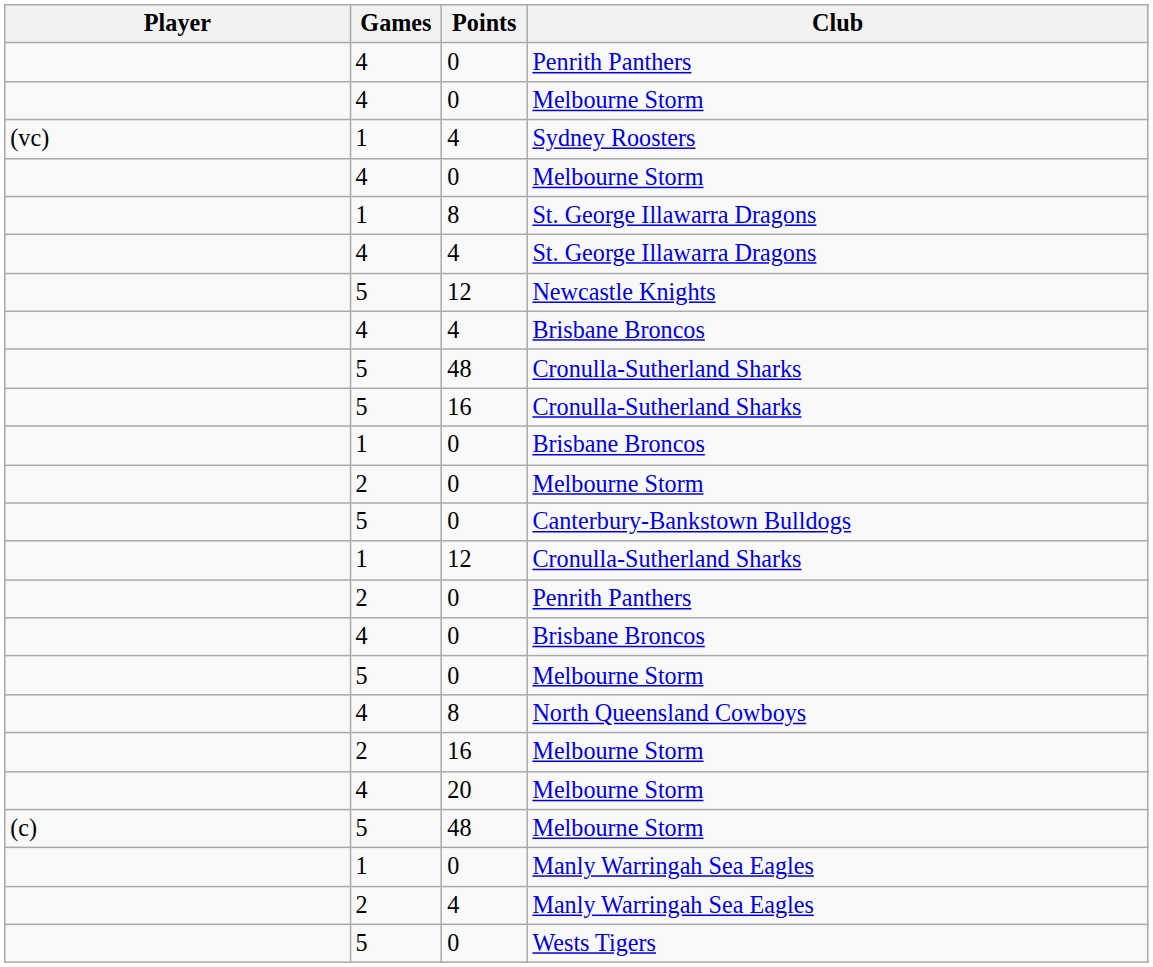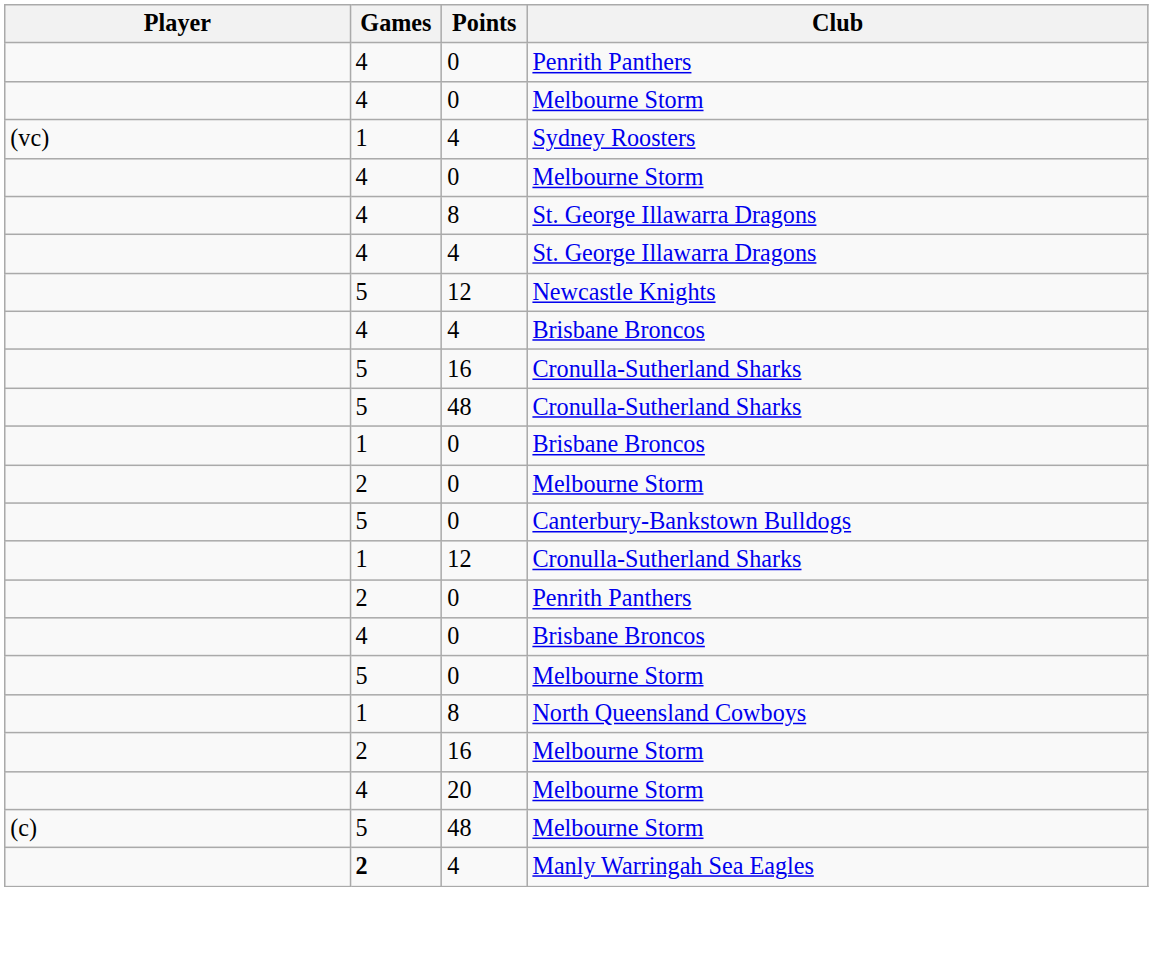(362, 215) 1 -> (362, 215) 4
rows swapped: (459, 406) <-> (459, 368)
(362, 713) 4 -> (362, 713) 1
- row: (453, 866)
(362, 904) normal -> (362, 866) bold
- row: (453, 943)
